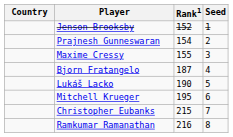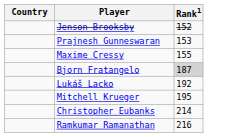- column: (216, 12)
(184, 41) 154 -> (184, 41) 153
(184, 69) no background -> (184, 69) lightgrey background
(184, 83) 190 -> (184, 83) 192
(184, 111) 215 -> (184, 111) 214
